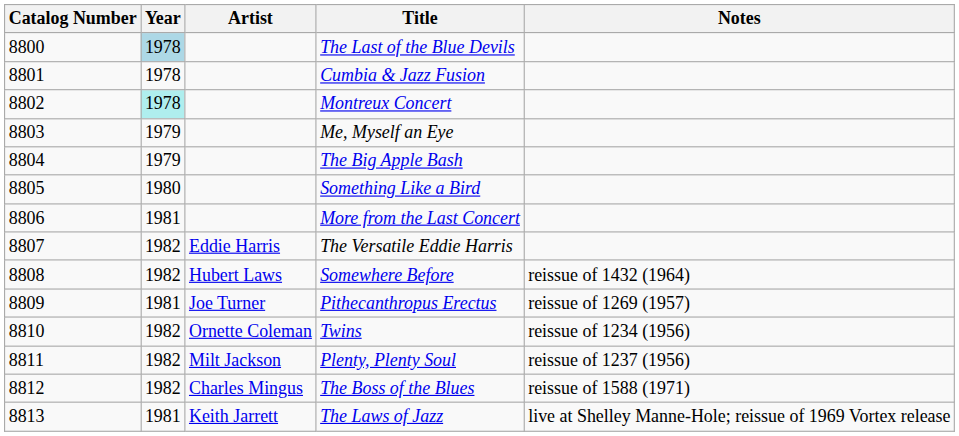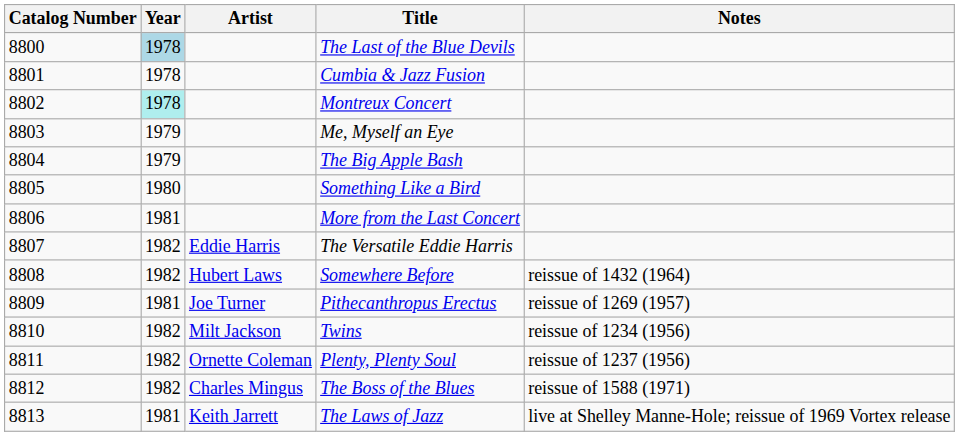(250, 331) Ornette Coleman -> (235, 331) Milt Jackson
(235, 359) Milt Jackson -> (250, 359) Ornette Coleman
